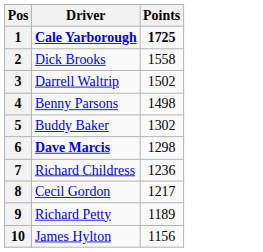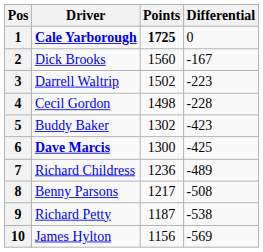+ column: (221, 15)
(162, 59) 1558 -> (162, 59) 1560
(77, 103) Benny Parsons -> (73, 103) Cecil Gordon
(162, 147) 1298 -> (162, 147) 1300
(73, 192) Cecil Gordon -> (77, 192) Benny Parsons
(162, 214) 1189 -> (162, 214) 1187
